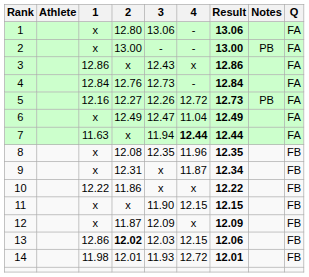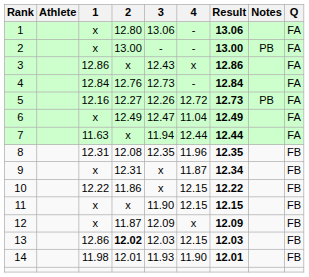(193, 135) bold -> (193, 135) normal
(95, 153) x -> (95, 153) 12.31
(193, 188) x -> (193, 188) 12.15
(229, 240) 12.06 -> (229, 240) 12.03
(193, 258) 12.72 -> (193, 258) 11.90
